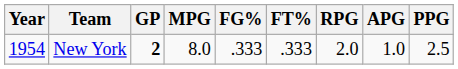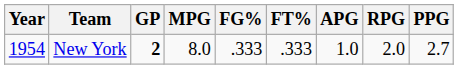columns swapped: (339, 19) <-> (386, 19)
(438, 49) 2.5 -> (438, 49) 2.7
